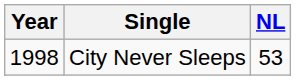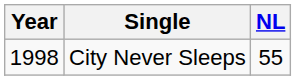(271, 57) 53 -> (271, 57) 55
